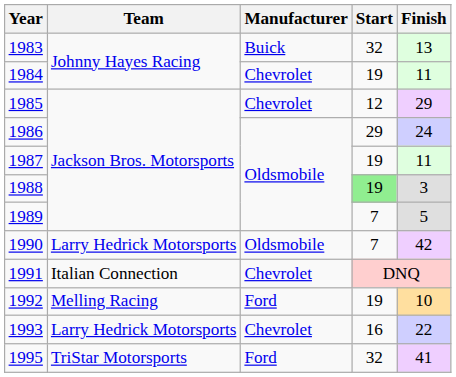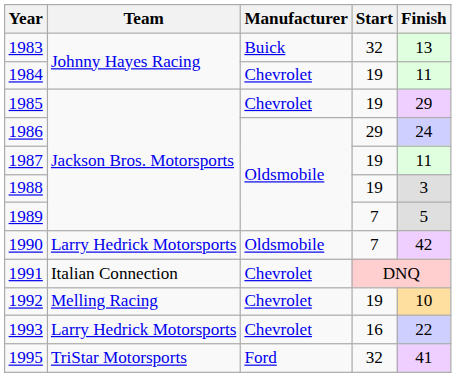(374, 103) 12 -> (374, 103) 19
(374, 188) lightgreen background -> (374, 188) no background
(261, 301) Ford -> (278, 301) Chevrolet
